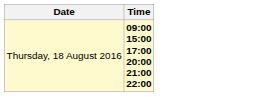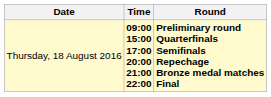+ column: (210, 12)
